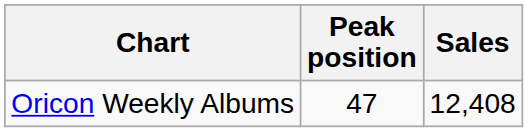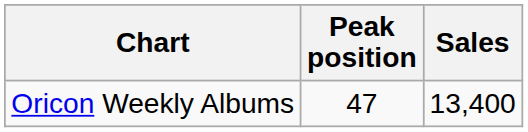(473, 103) 12,408 -> (473, 103) 13,400
